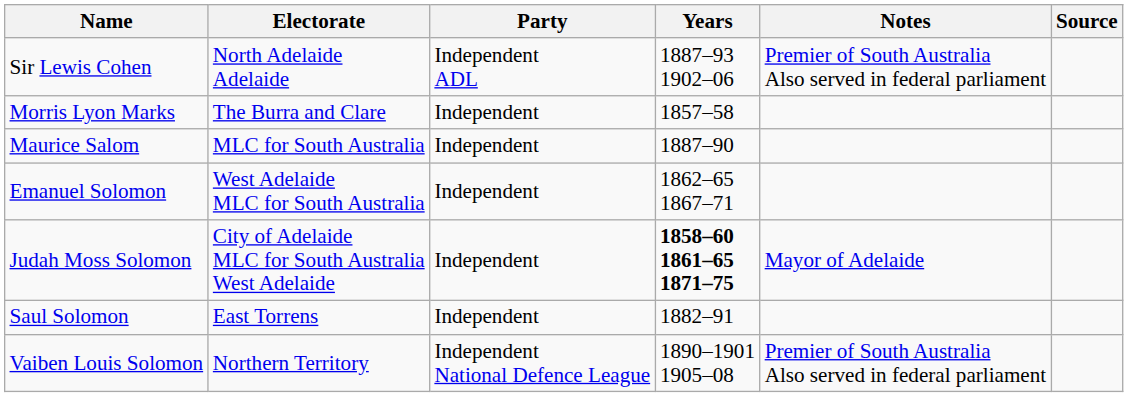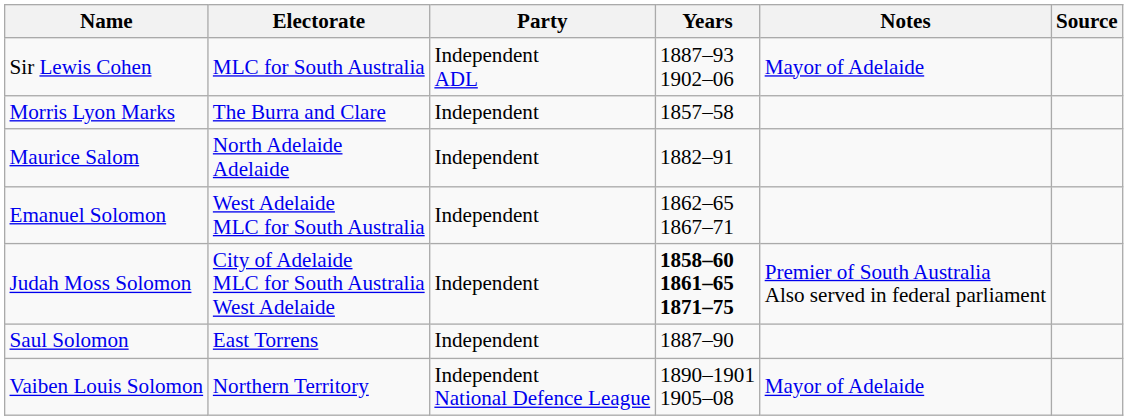(278, 66) North Adelaide Adelaide -> (319, 66) MLC for South Australia
(905, 66) Premier of South Australia Also served in federal parliament -> (844, 66) Mayor of Adelaide
(319, 145) MLC for South Australia -> (278, 157) North Adelaide Adelaide
(697, 145) 1887–90 -> (697, 157) 1882–91
(844, 260) Mayor of Adelaide -> (905, 283) Premier of South Australia Also served in federal parliament
(697, 317) 1882–91 -> (697, 341) 1887–90
(905, 362) Premier of South Australia Also served in federal parliament -> (844, 386) Mayor of Adelaide
